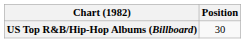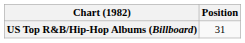(220, 29) 30 -> (220, 29) 31
